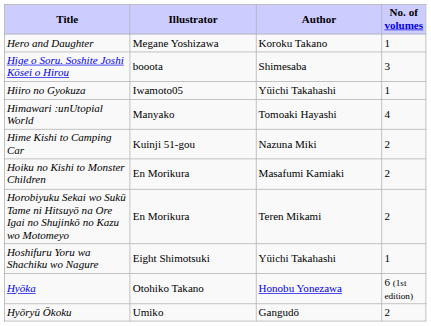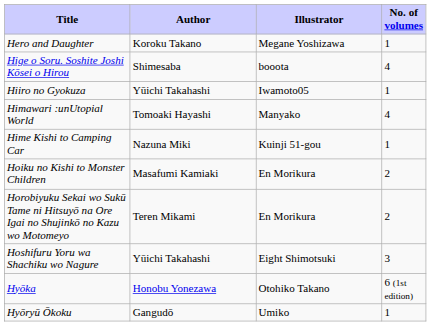columns swapped: (319, 19) <-> (193, 19)
(387, 66) 3 -> (387, 66) 4
(387, 144) 2 -> (387, 144) 1
(387, 258) 1 -> (387, 258) 3
(387, 312) 2 -> (387, 312) 1
